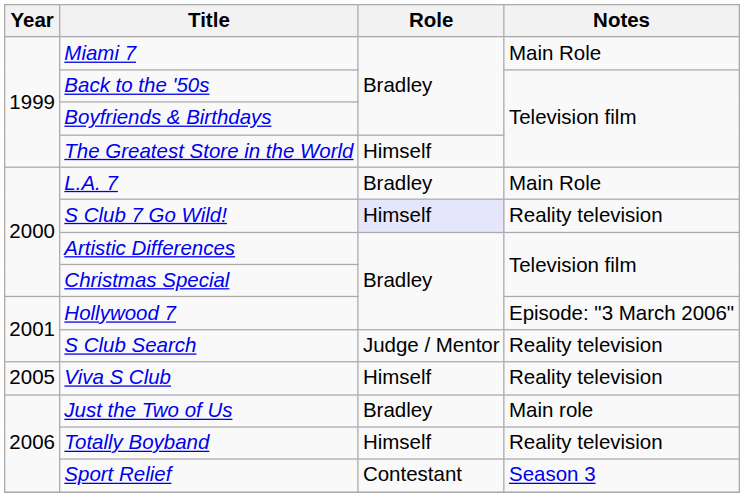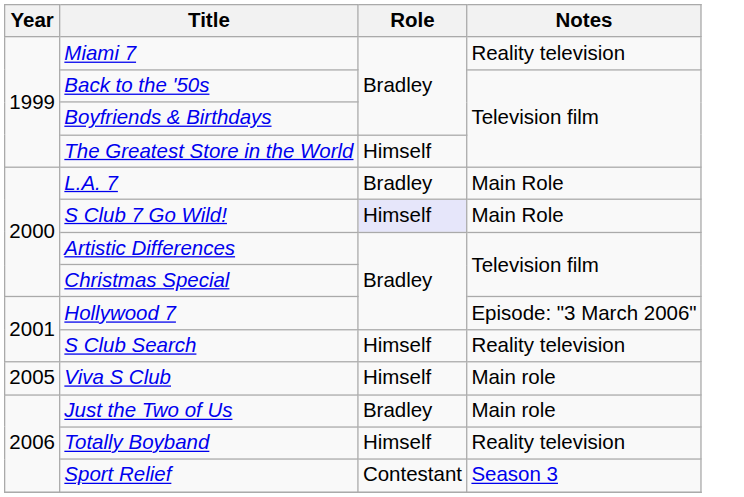(555, 53) Main Role -> (548, 53) Reality television
(586, 215) Reality television -> (518, 215) Main Role
(431, 345) Judge / Mentor -> (397, 345) Himself
(586, 378) Reality television -> (514, 378) Main role
